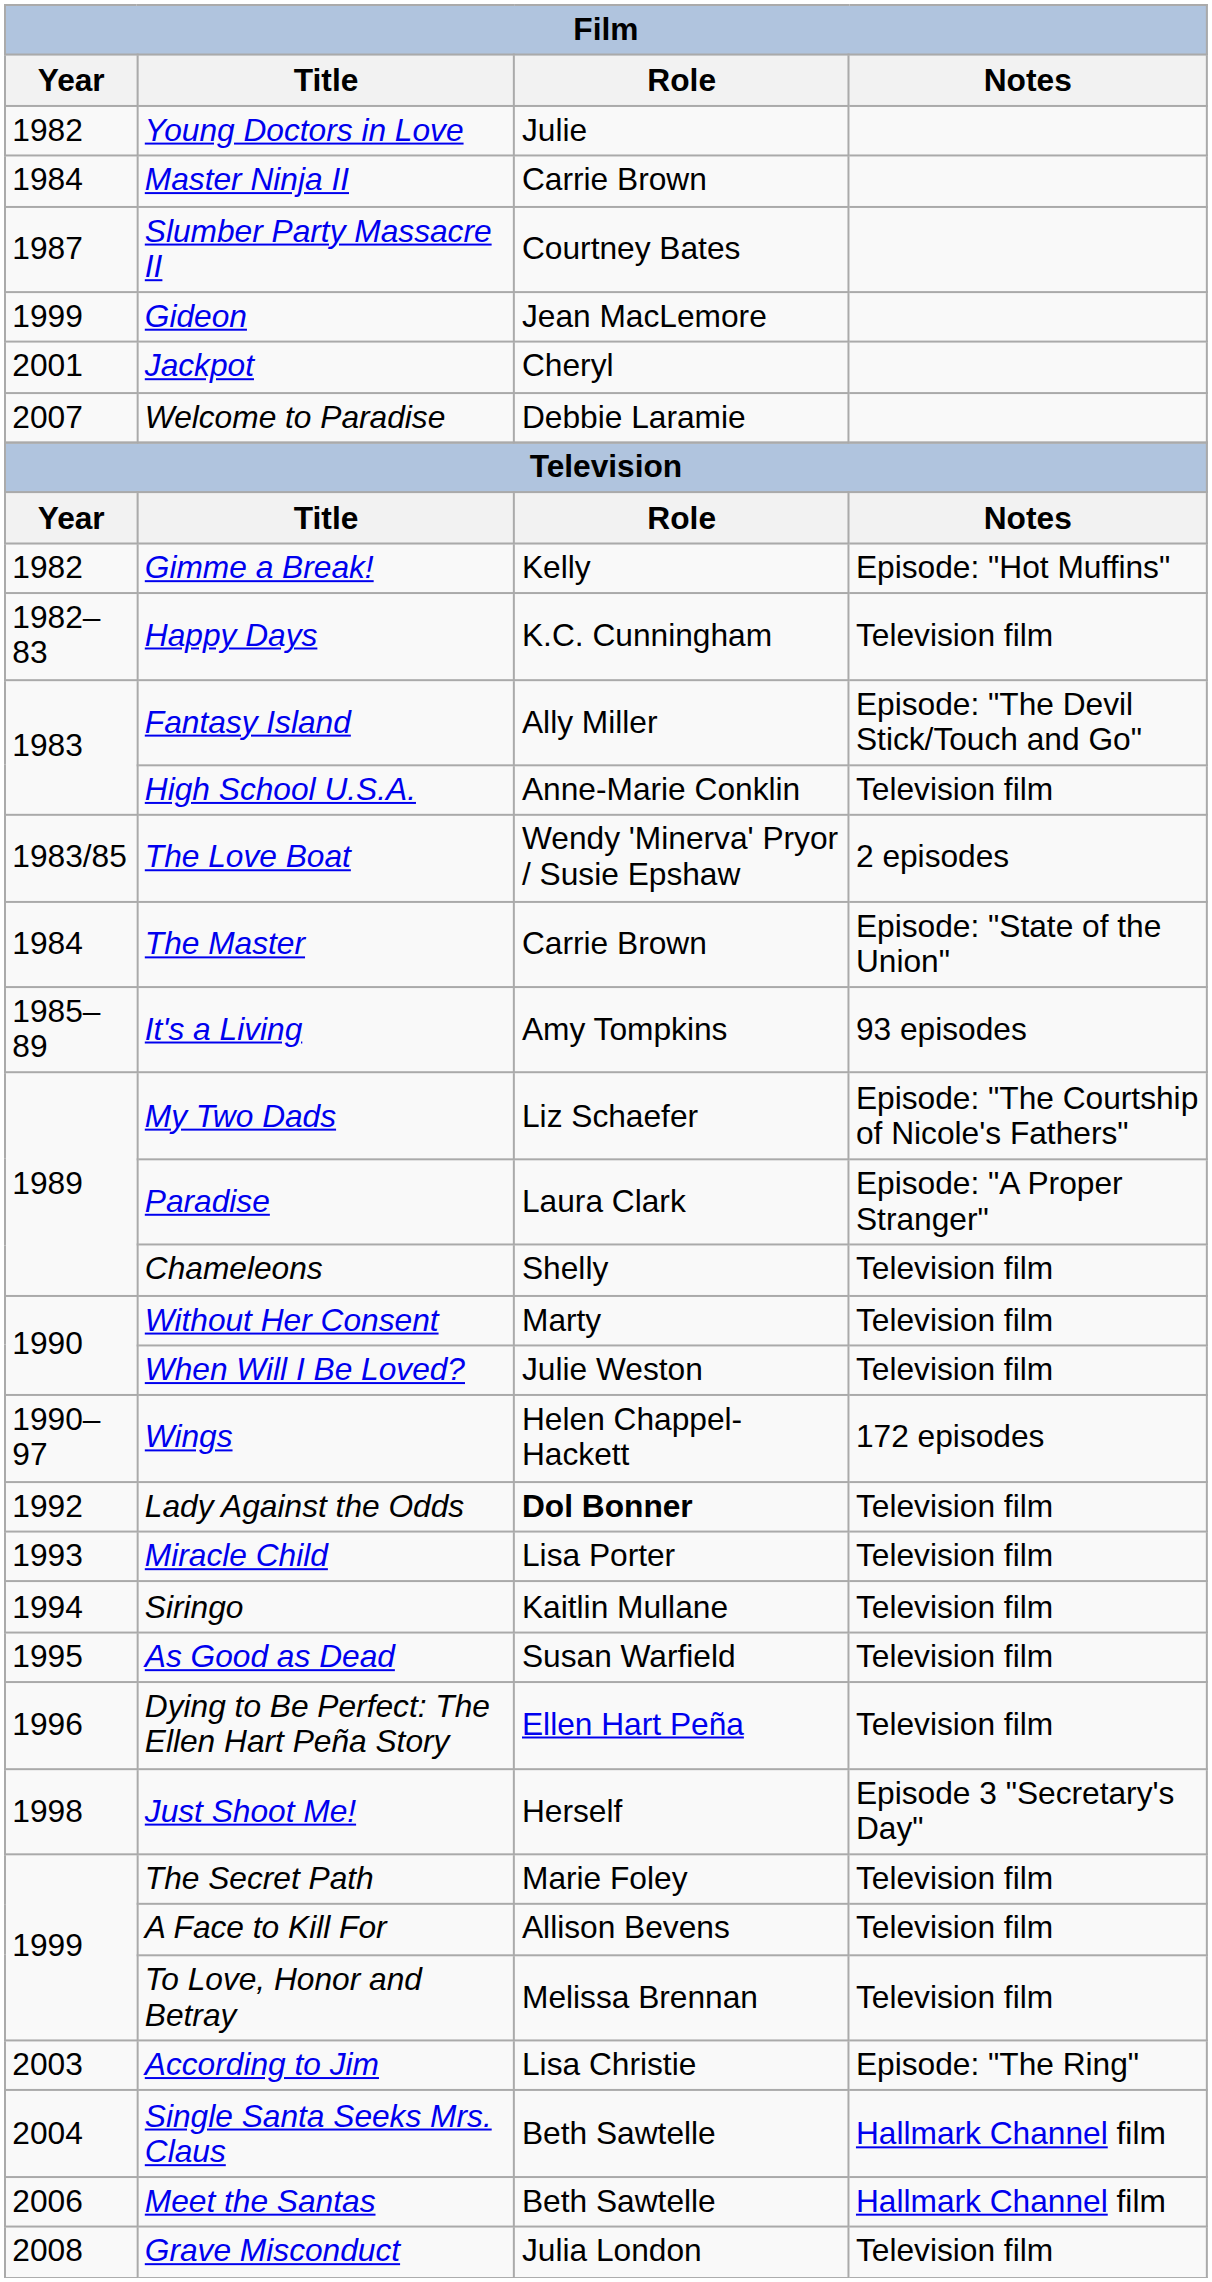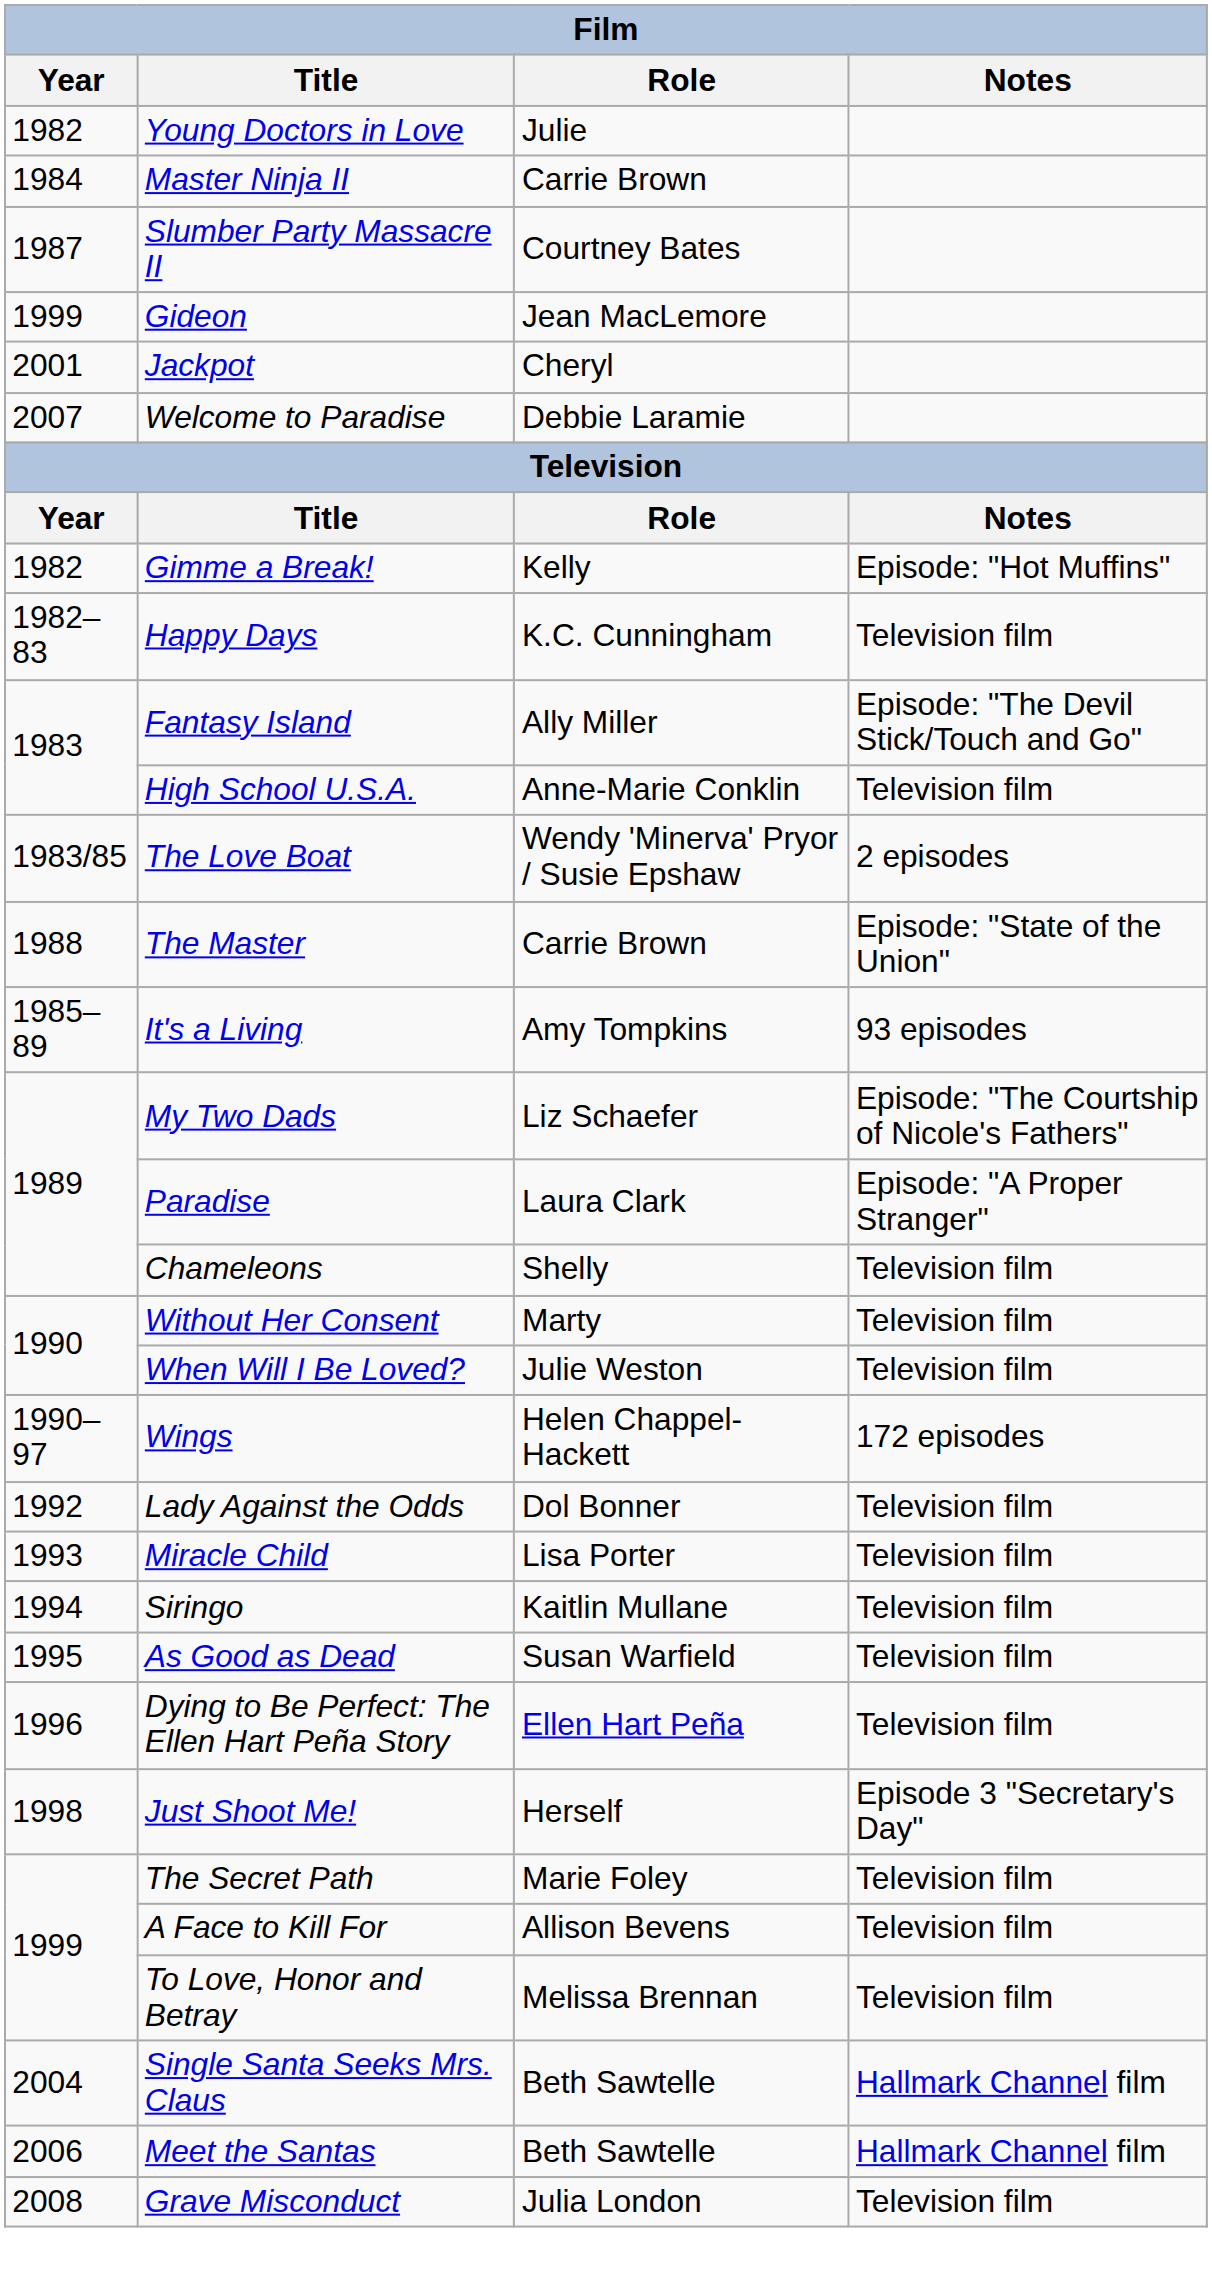(48, 943) 1984 -> (48, 943) 1988
(607, 1505) bold -> (601, 1505) normal
- row: (262, 2065)
